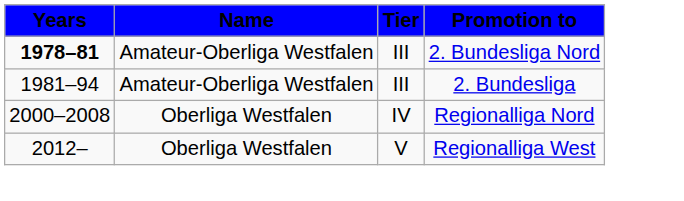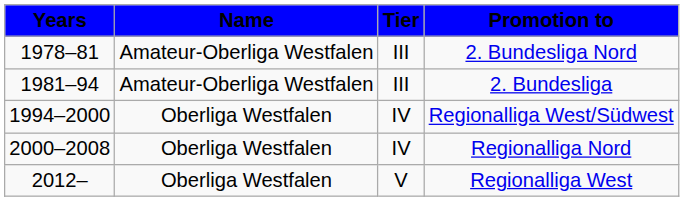(60, 52) bold -> (60, 52) normal
+ row: (551, 116)
